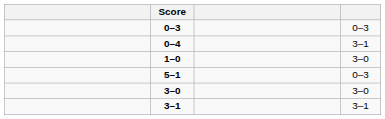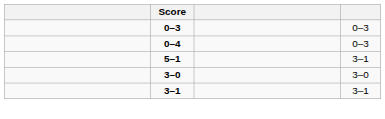(360, 43) 3–1 -> (360, 43) 0–3
- row: (172, 59)
(360, 75) 0–3 -> (360, 59) 3–1
